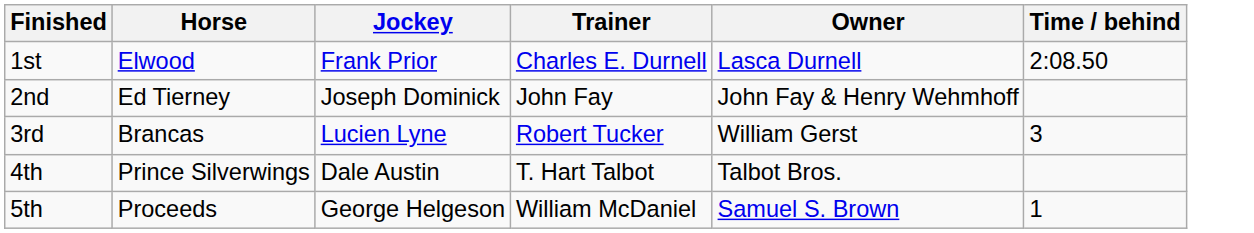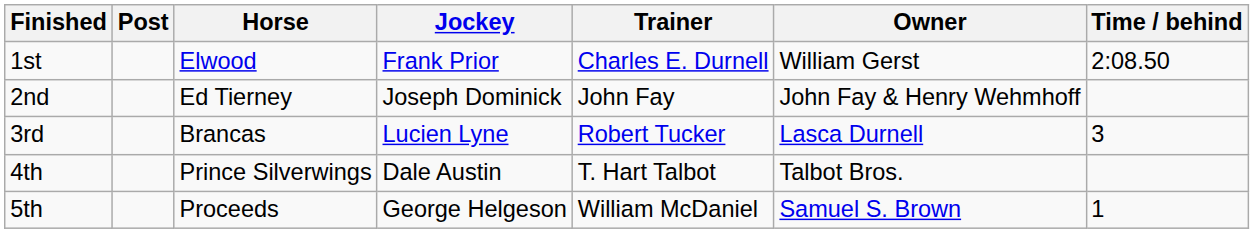+ column: (143, 23)
(789, 60) Lasca Durnell -> (849, 60) William Gerst
(787, 135) William Gerst -> (851, 135) Lasca Durnell
